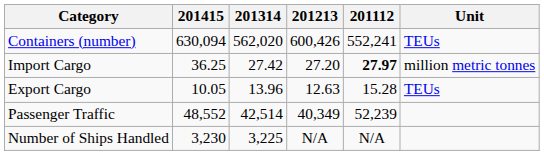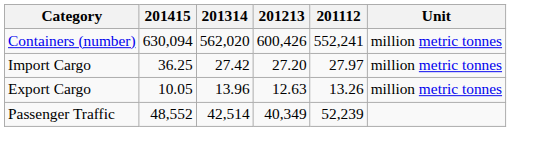(422, 41) TEUs -> (436, 41) million metric tonnes
(380, 65) bold -> (346, 65) normal
(380, 89) 15.28 -> (346, 89) 13.26
(422, 89) TEUs -> (436, 89) million metric tonnes
- row: (88, 138)
